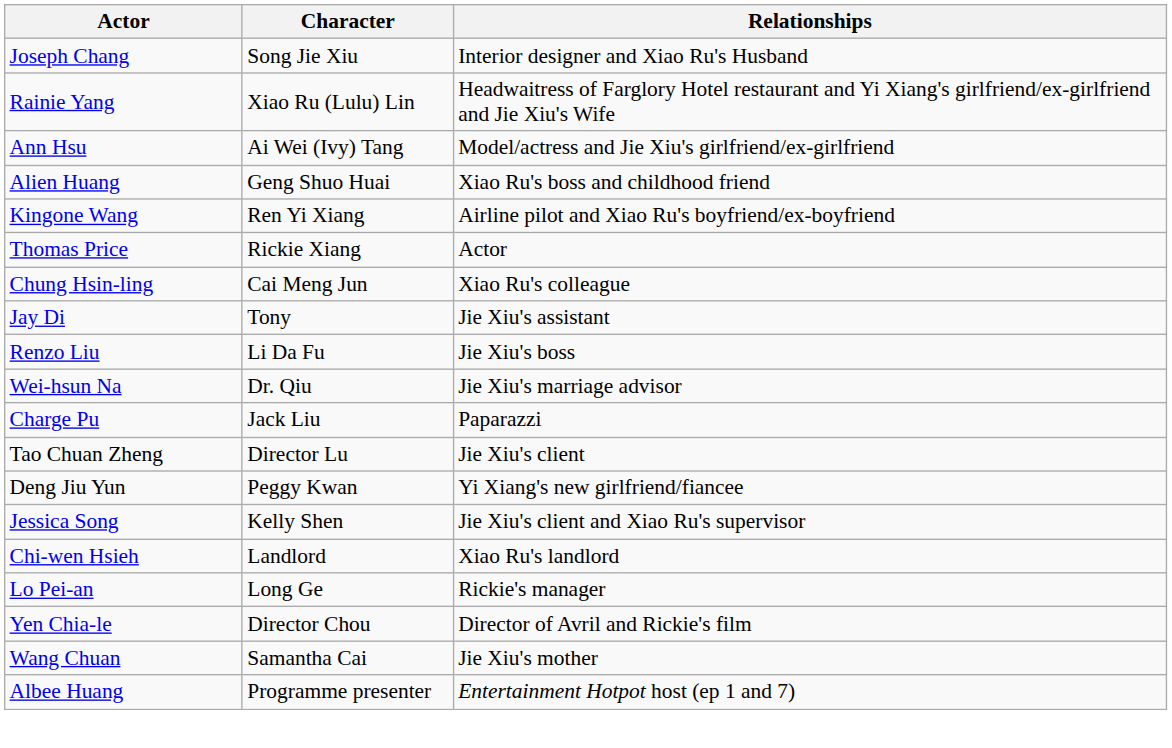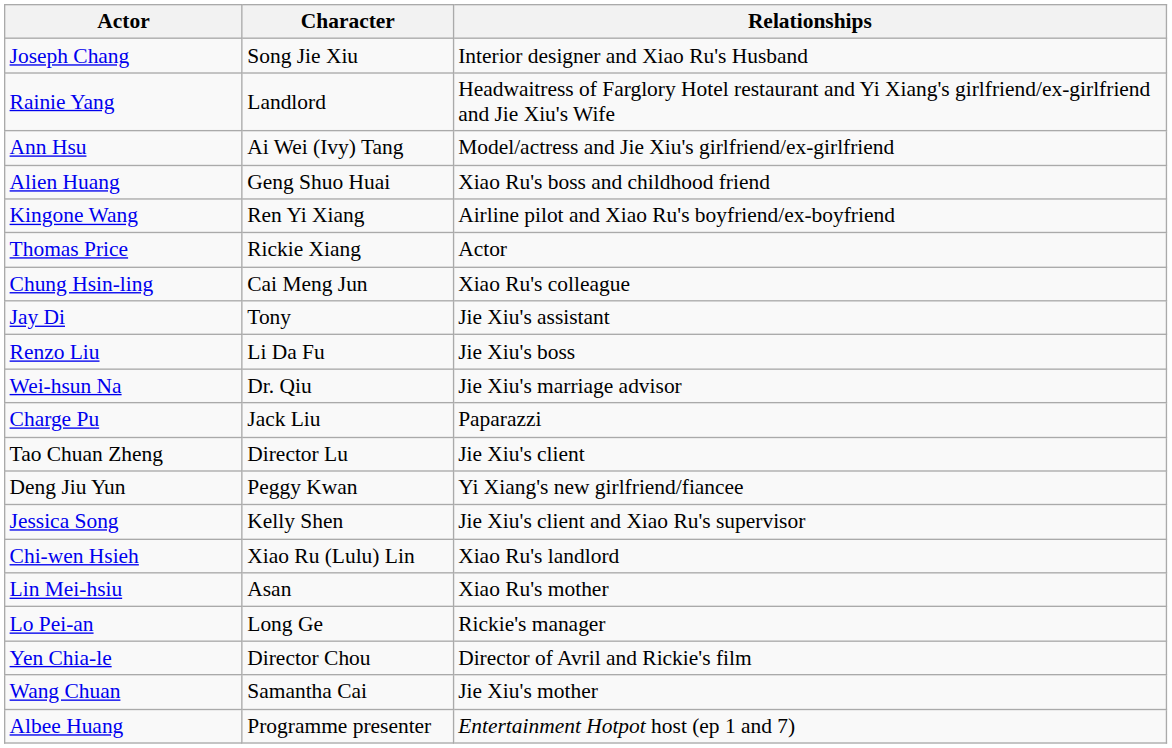(331, 101) Xiao Ru (Lulu) Lin -> (287, 101) Landlord
(287, 555) Landlord -> (331, 555) Xiao Ru (Lulu) Lin
+ row: (66, 589)
